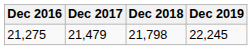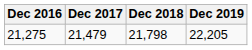(209, 34) 22,245 -> (209, 34) 22,205
